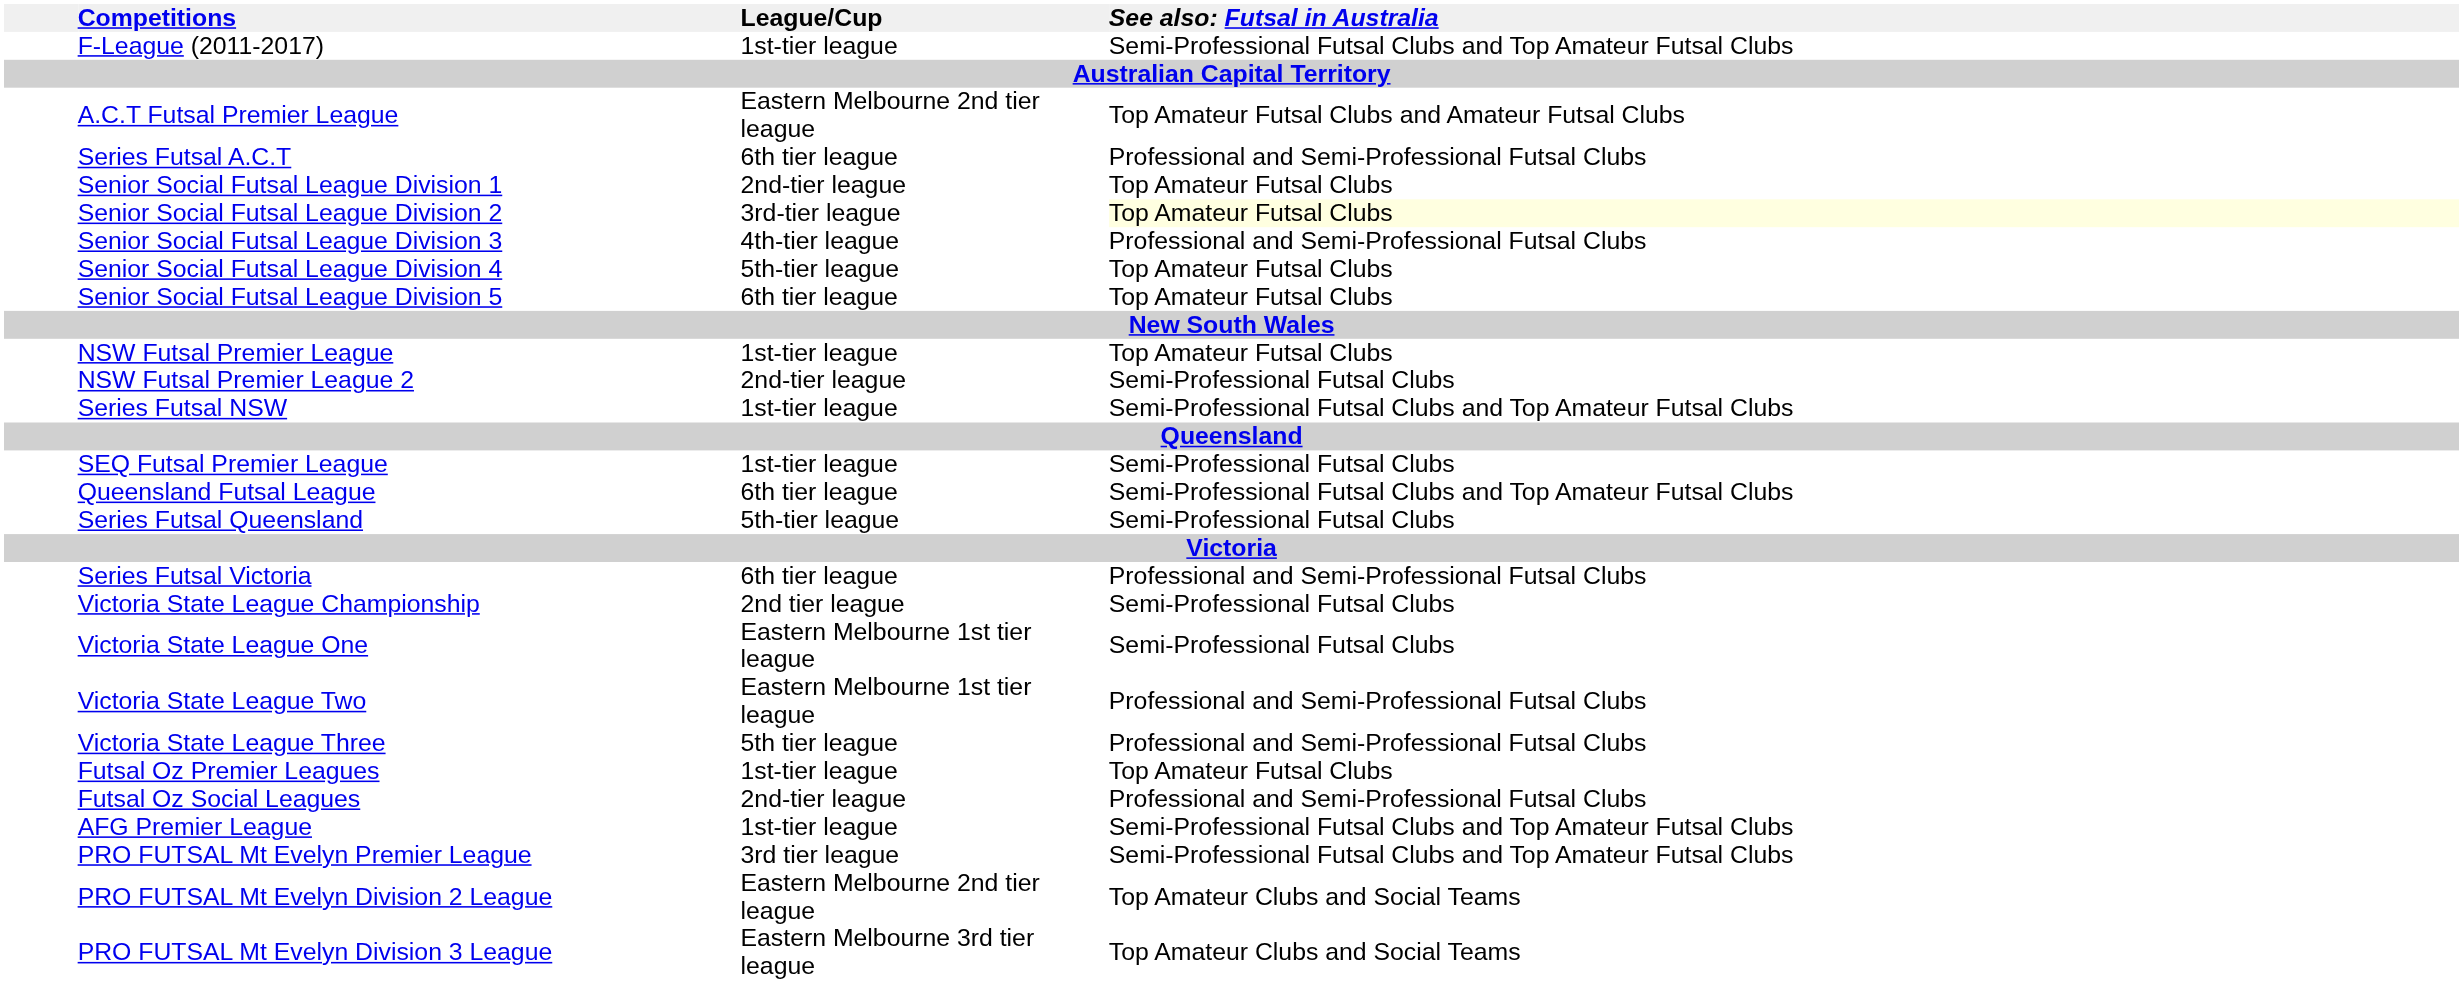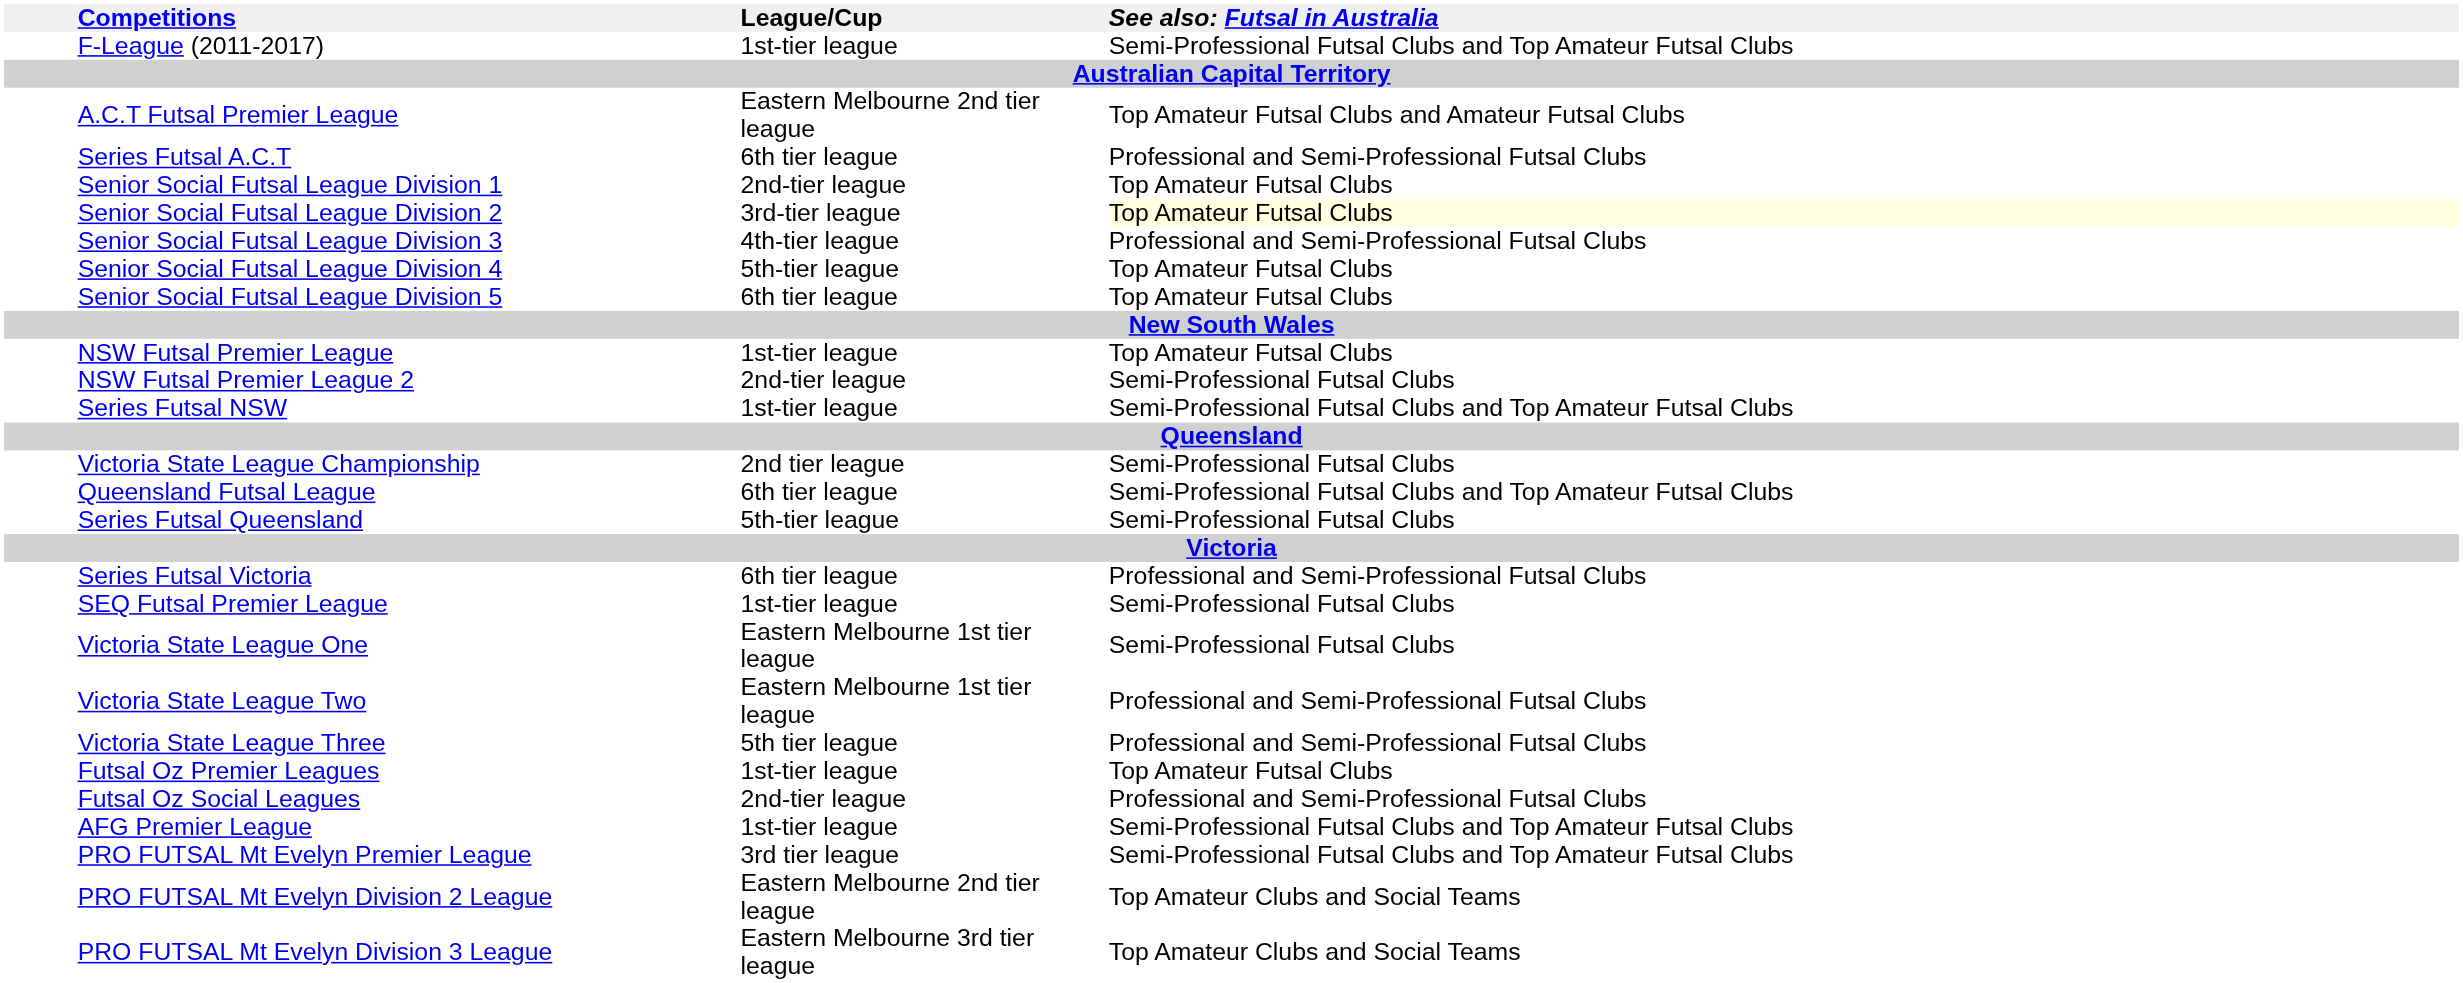rows swapped: (233, 464) <-> (279, 603)
